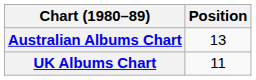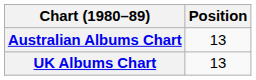(218, 63) 11 -> (218, 63) 13
